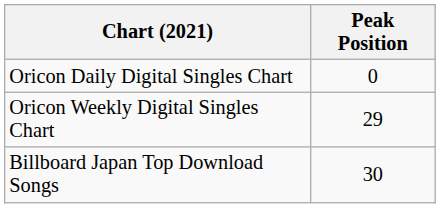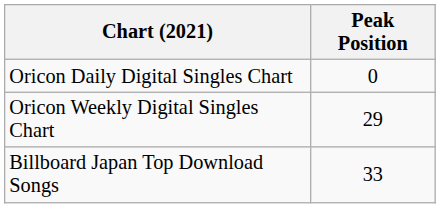(373, 174) 30 -> (373, 174) 33
